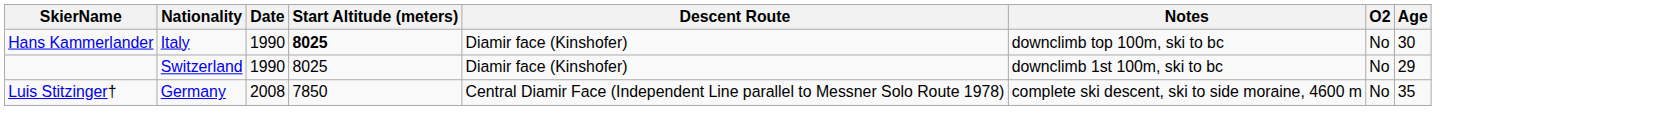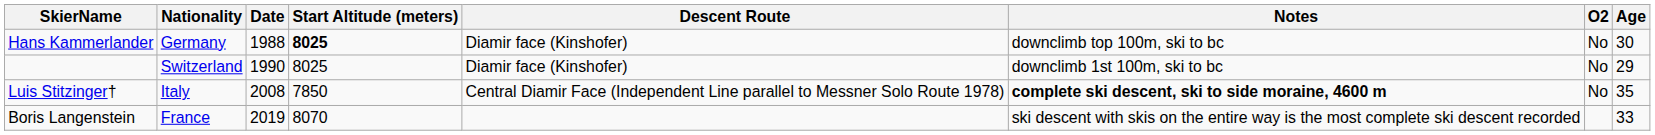(175, 42) Italy -> (193, 42) Germany
(268, 42) 1990 -> (268, 42) 1988
(193, 92) Germany -> (175, 92) Italy
(1187, 92) normal -> (1199, 92) bold
+ row: (72, 117)
